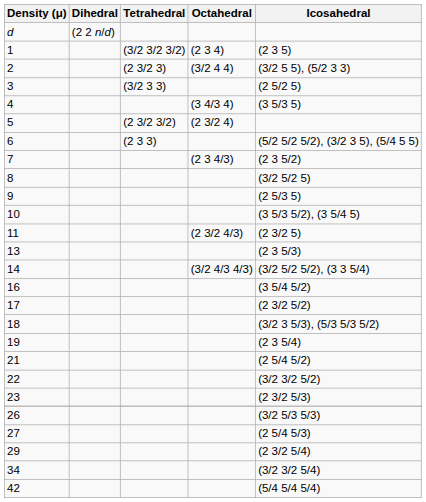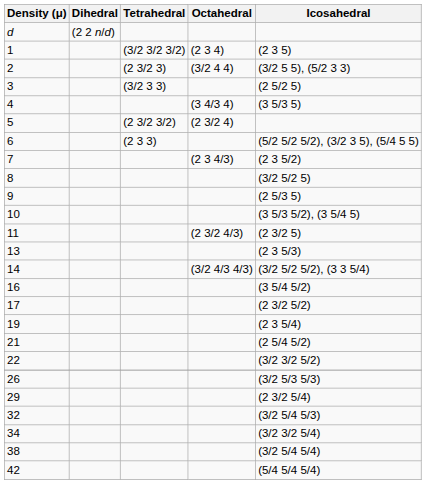- row: (13, 324)
- row: (13, 397)
- row: (13, 433)
+ row: (13, 415)
+ row: (13, 452)
